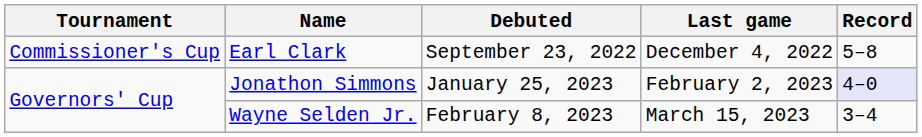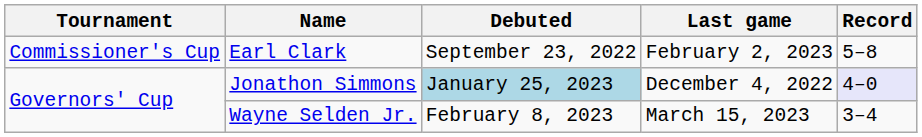(739, 52) December 4, 2022 -> (739, 52) February 2, 2023
(519, 84) no background -> (519, 84) lightblue background
(739, 84) February 2, 2023 -> (739, 84) December 4, 2022
